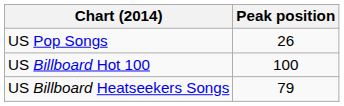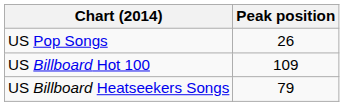(286, 64) 100 -> (286, 64) 109
